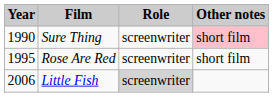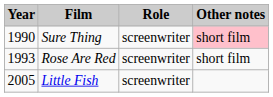(21, 59) 1995 -> (21, 59) 1993
(21, 80) 2006 -> (21, 80) 2005
(156, 80) lightgrey background -> (156, 80) no background
